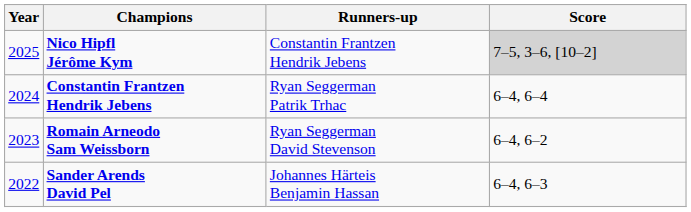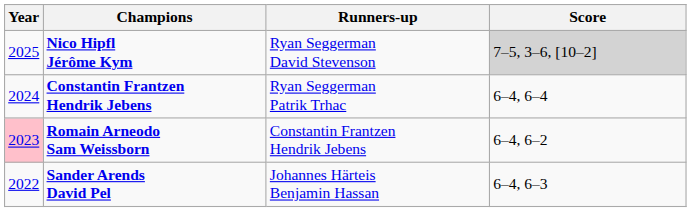(333, 52) Constantin Frantzen Hendrik Jebens -> (323, 52) Ryan Seggerman David Stevenson
(24, 140) no background -> (24, 140) pink background
(323, 140) Ryan Seggerman David Stevenson -> (333, 140) Constantin Frantzen Hendrik Jebens
